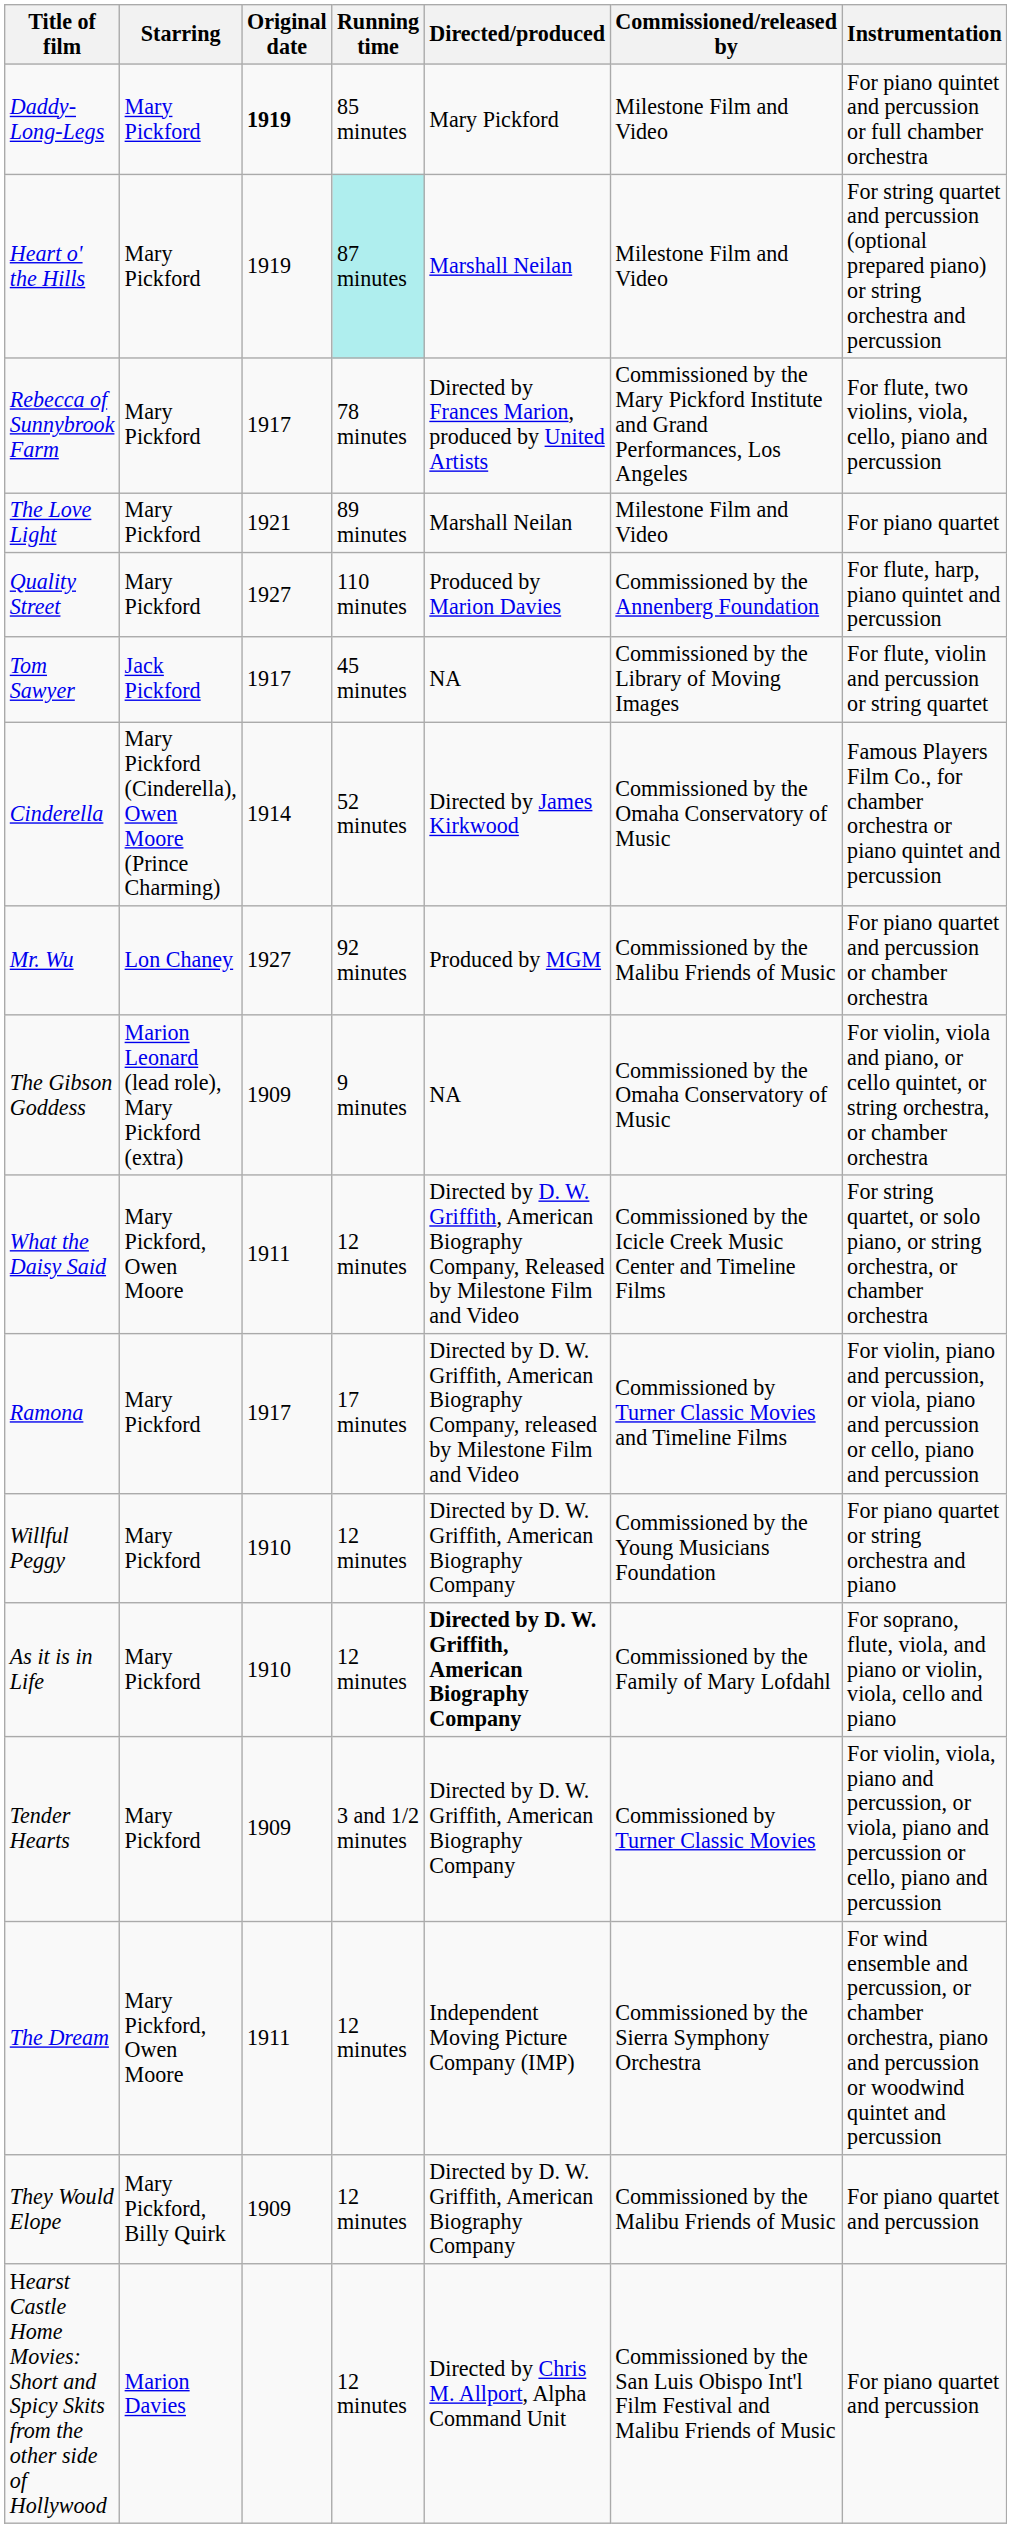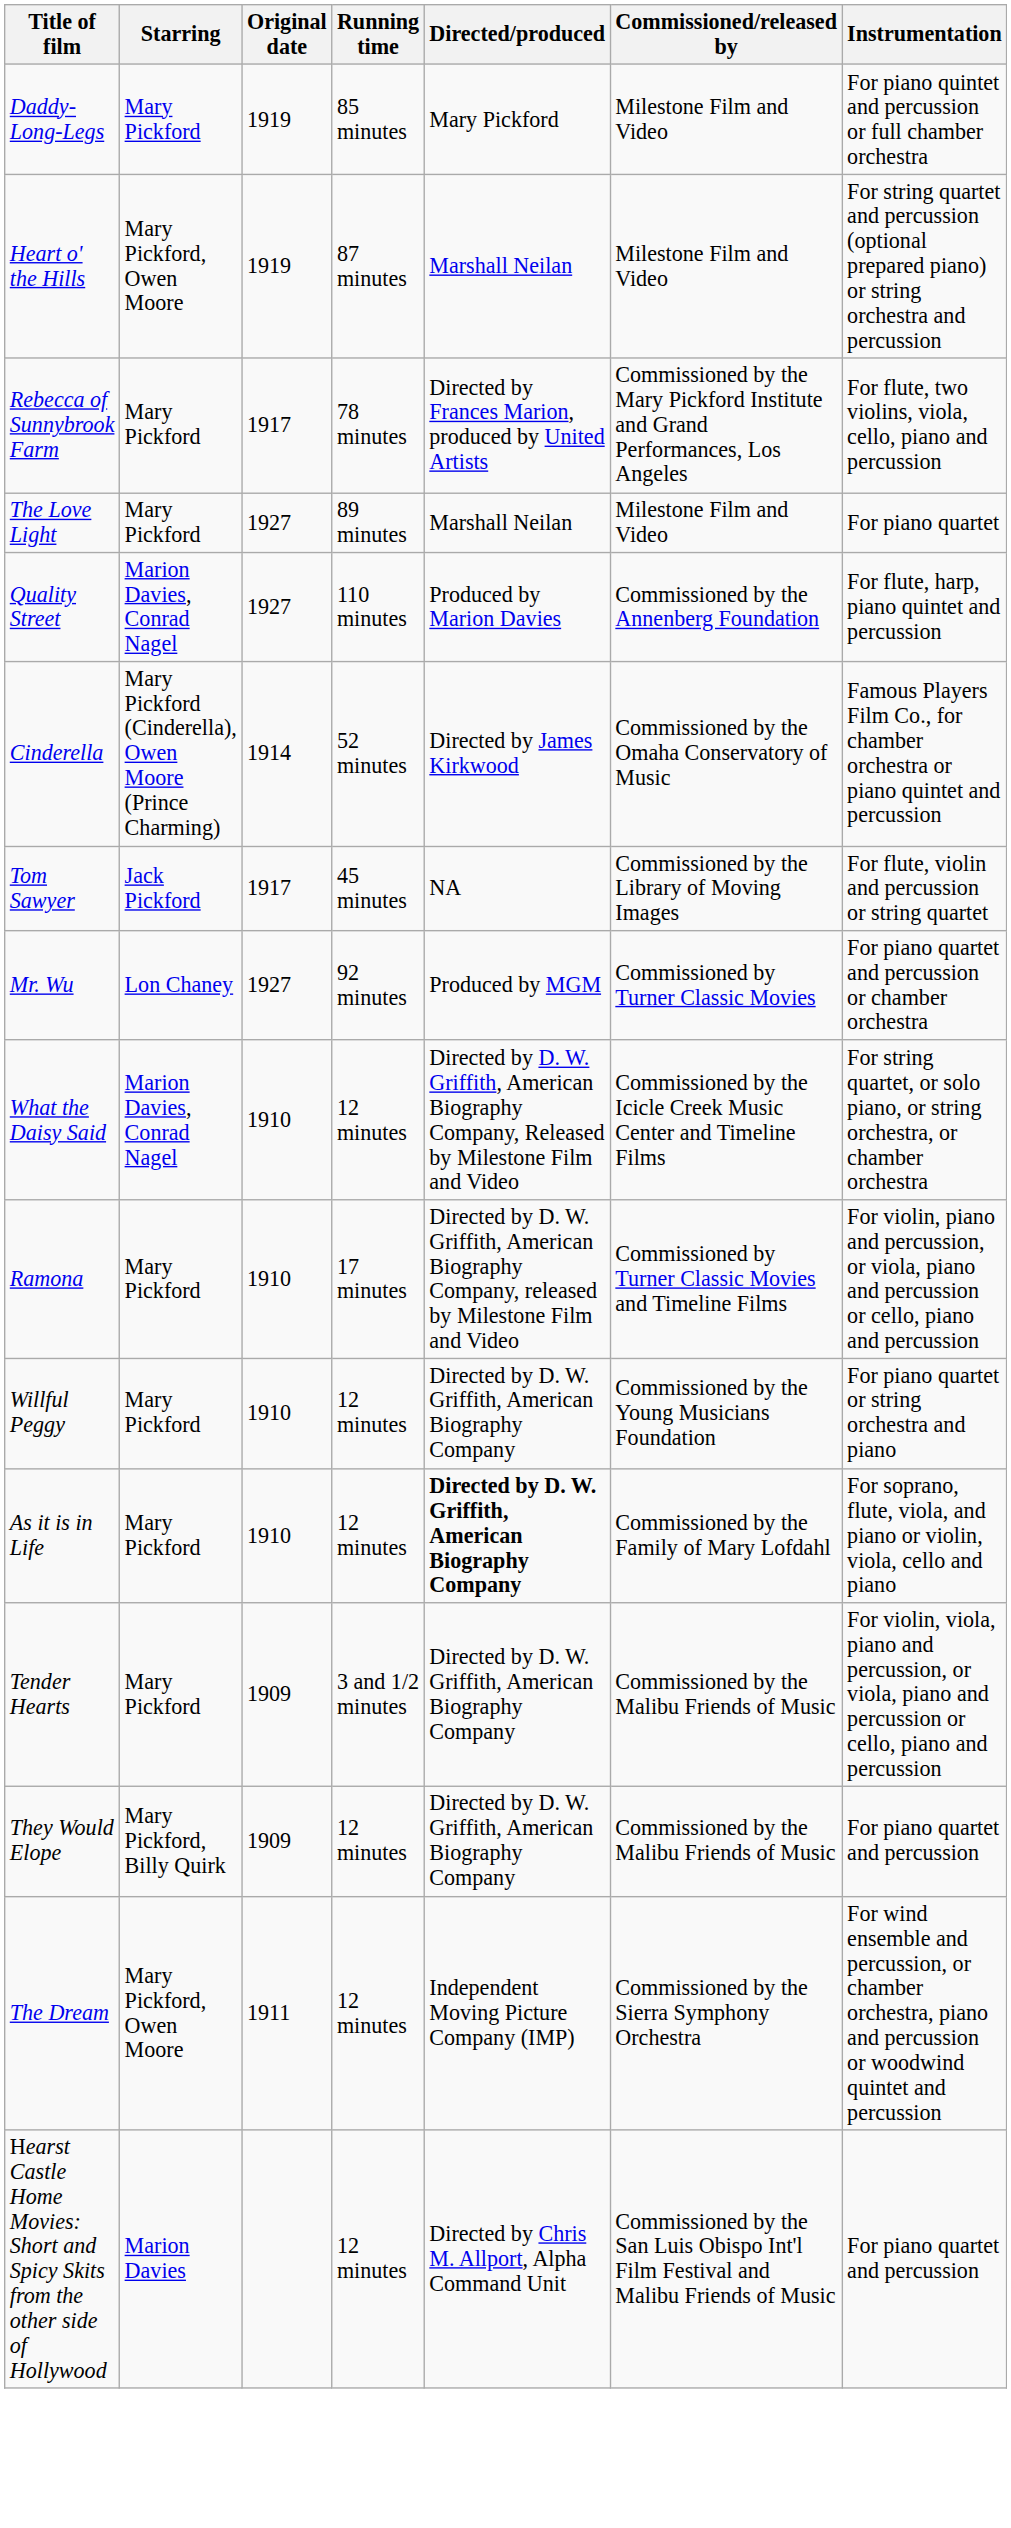(269, 119) bold -> (269, 119) normal
(163, 265) Mary Pickford -> (165, 265) Mary Pickford, Owen Moore
(372, 265) paleturquoise background -> (372, 265) no background
(269, 522) 1921 -> (269, 522) 1927
(163, 594) Mary Pickford -> (158, 606) Marion Davies, Conrad Nagel
rows swapped: (42, 679) <-> (57, 813)
(725, 960) Commissioned by the Malibu Friends of Music -> (715, 985) Commissioned by Turner Classic Movies
- row: (61, 1094)
(165, 1254) Mary Pickford, Owen Moore -> (158, 1119) Marion Davies, Conrad Nagel
(269, 1254) 1911 -> (269, 1119) 1910
(269, 1413) 1917 -> (269, 1278) 1910
(715, 1828) Commissioned by Turner Classic Movies -> (725, 1694) Commissioned by the Malibu Friends of Music
rows swapped: (62, 2209) <-> (59, 2037)
